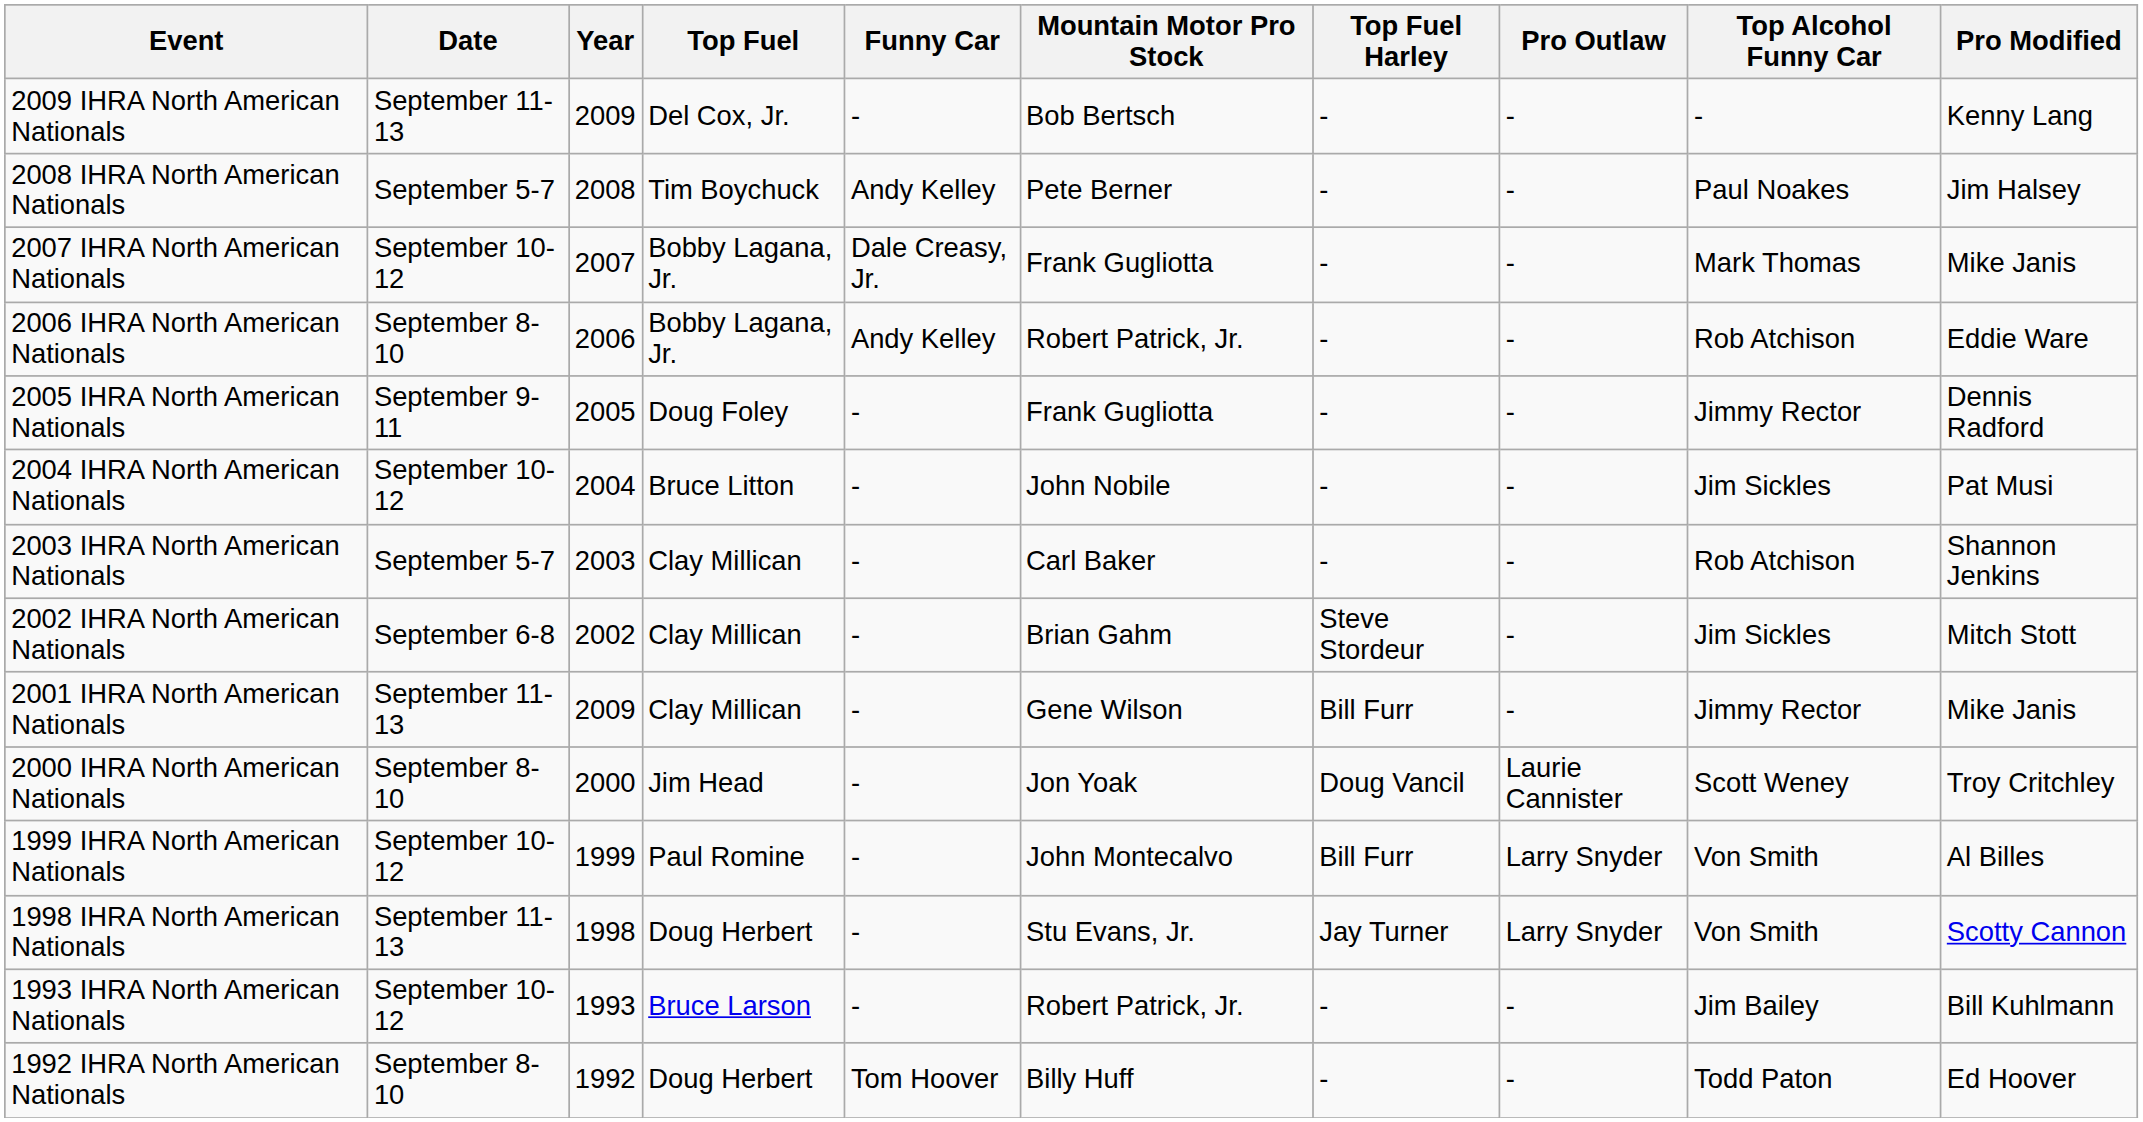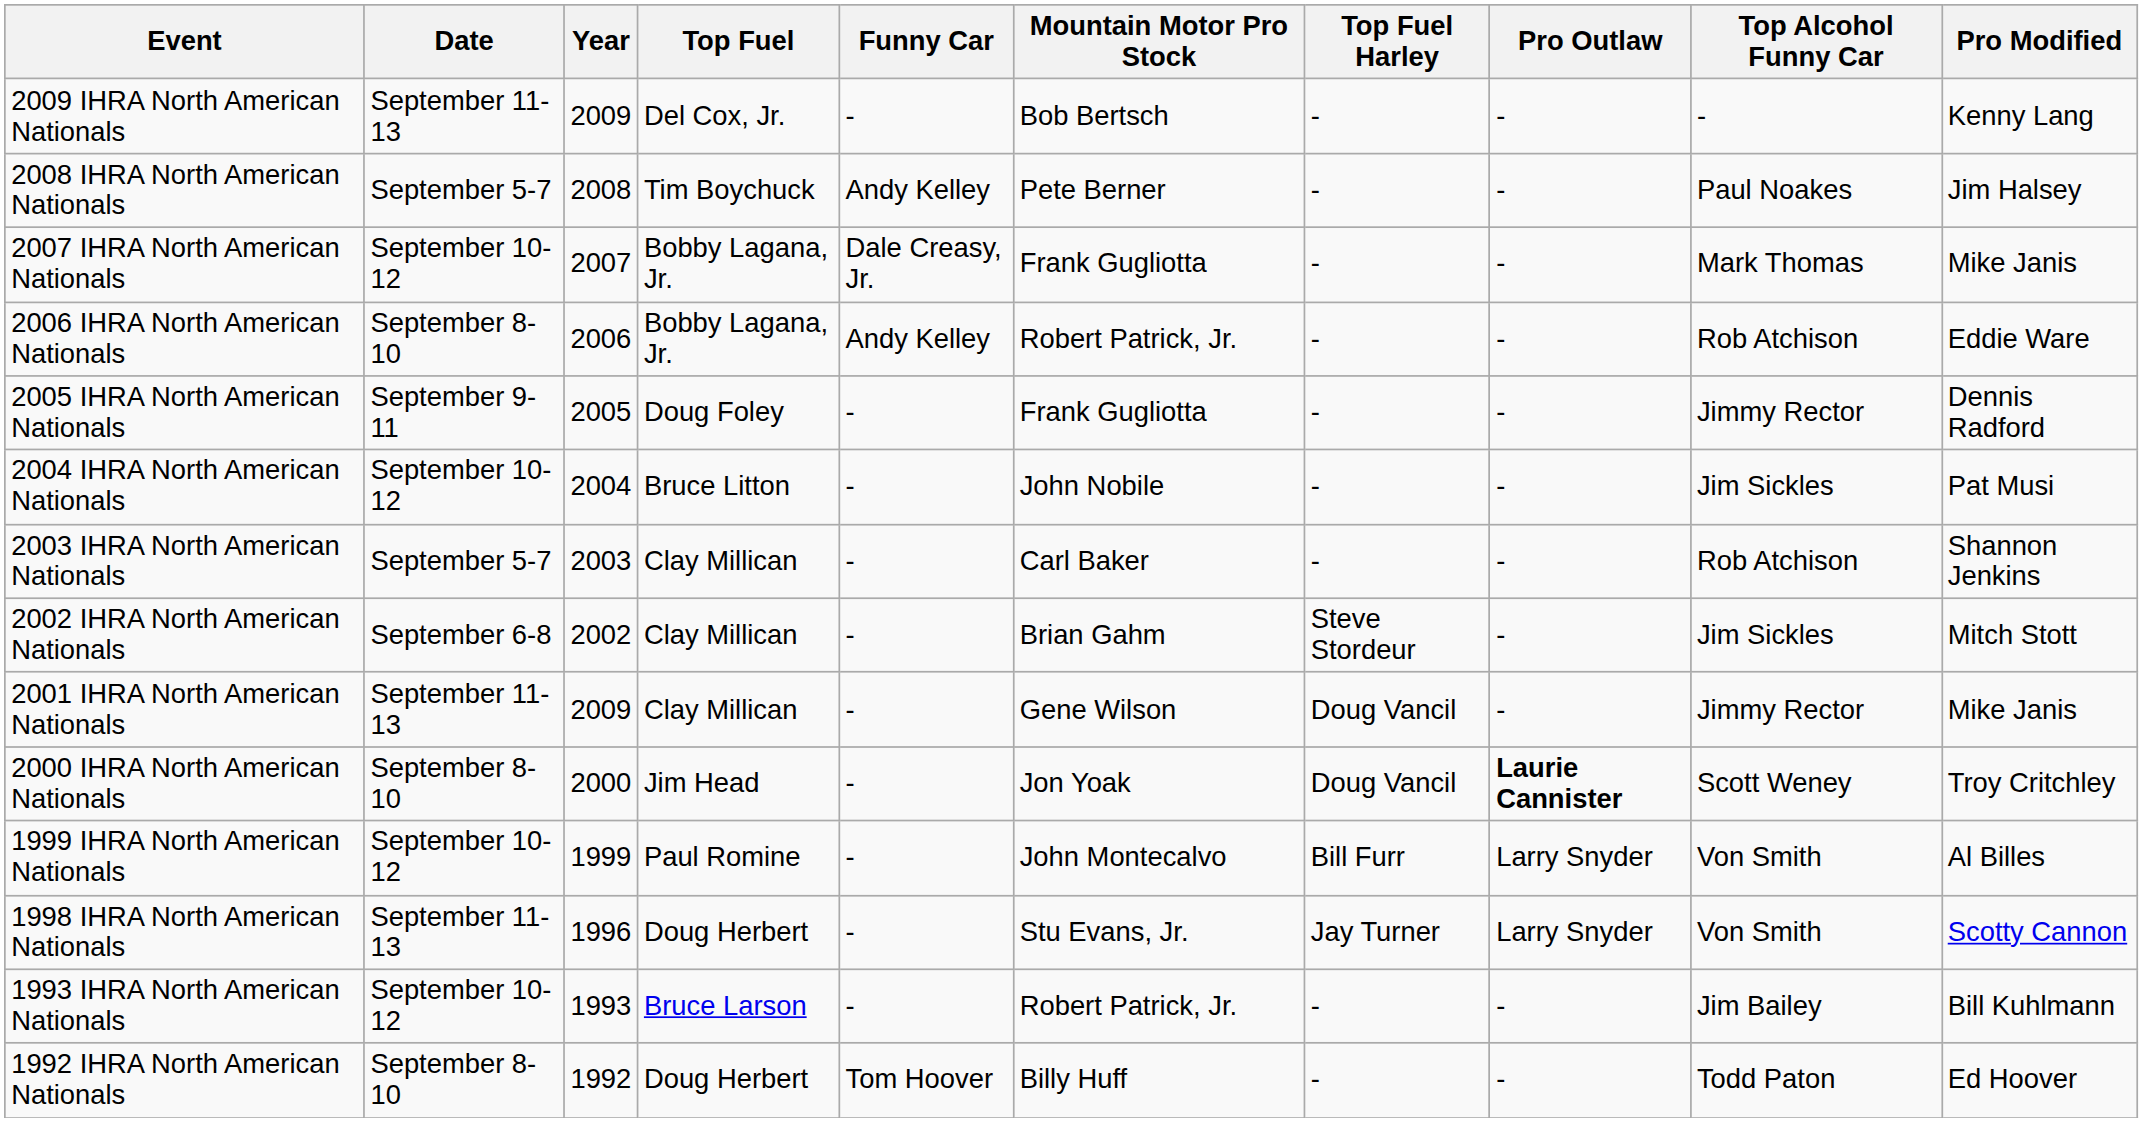(1366, 709) Bill Furr -> (1383, 709) Doug Vancil
(1564, 783) normal -> (1559, 783) bold
(605, 931) 1998 -> (601, 931) 1996
